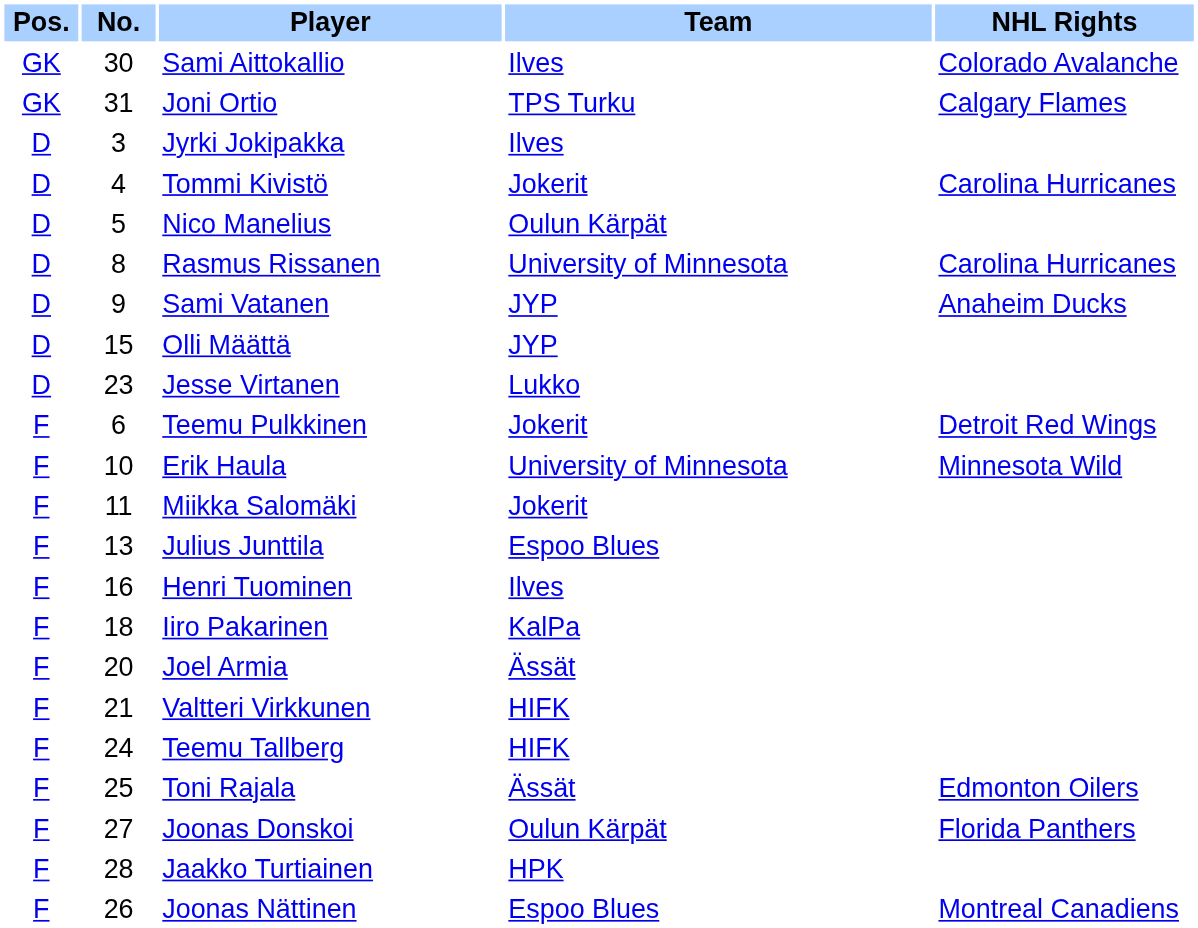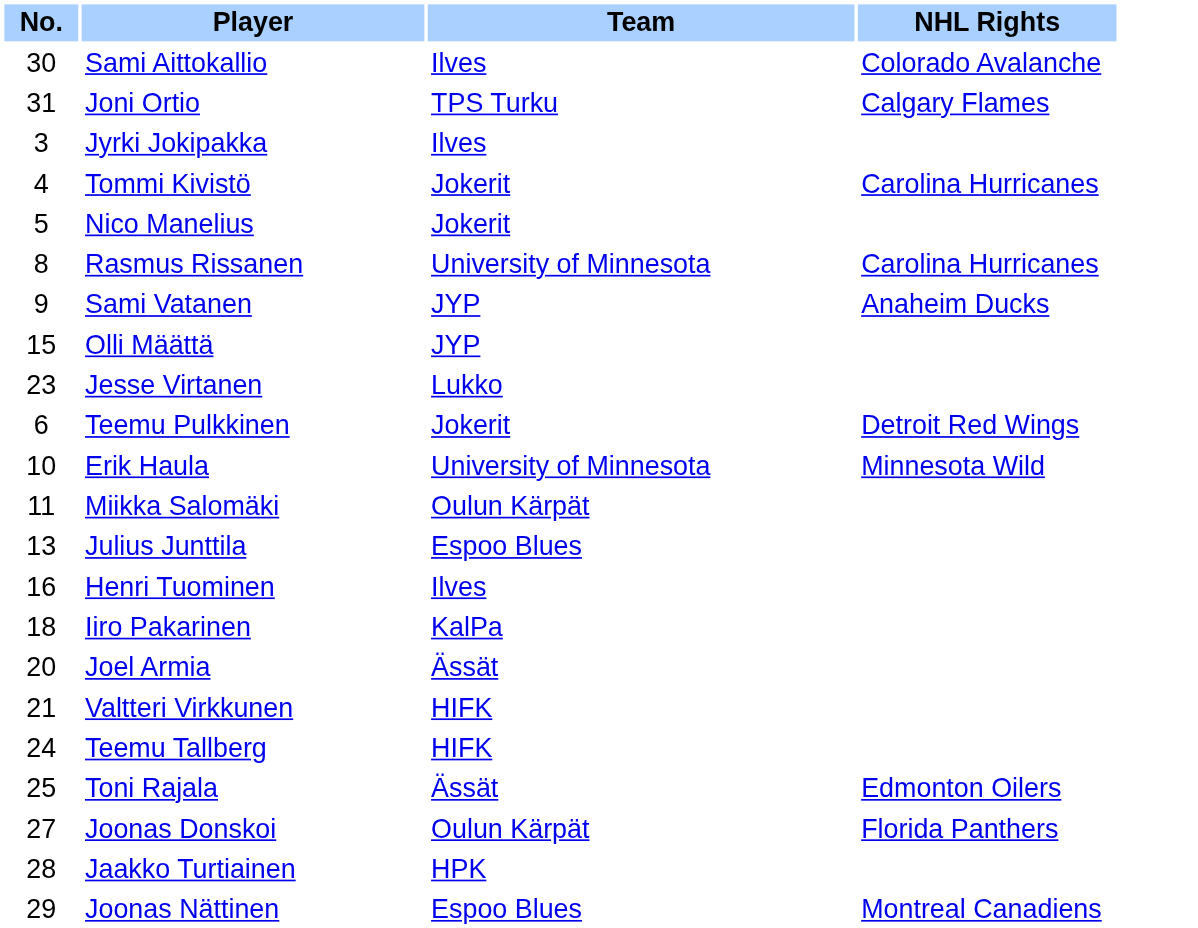- column: (41, 22)
(588, 224) Oulun Kärpät -> (471, 224) Jokerit
(548, 506) Jokerit -> (510, 506) Oulun Kärpät
(119, 909) 26 -> (41, 909) 29
